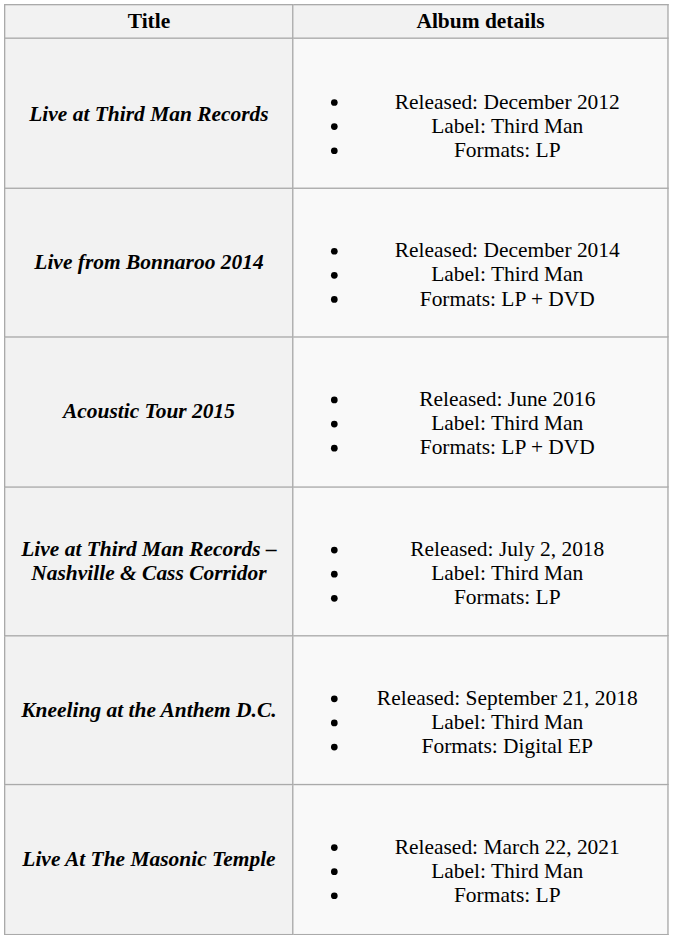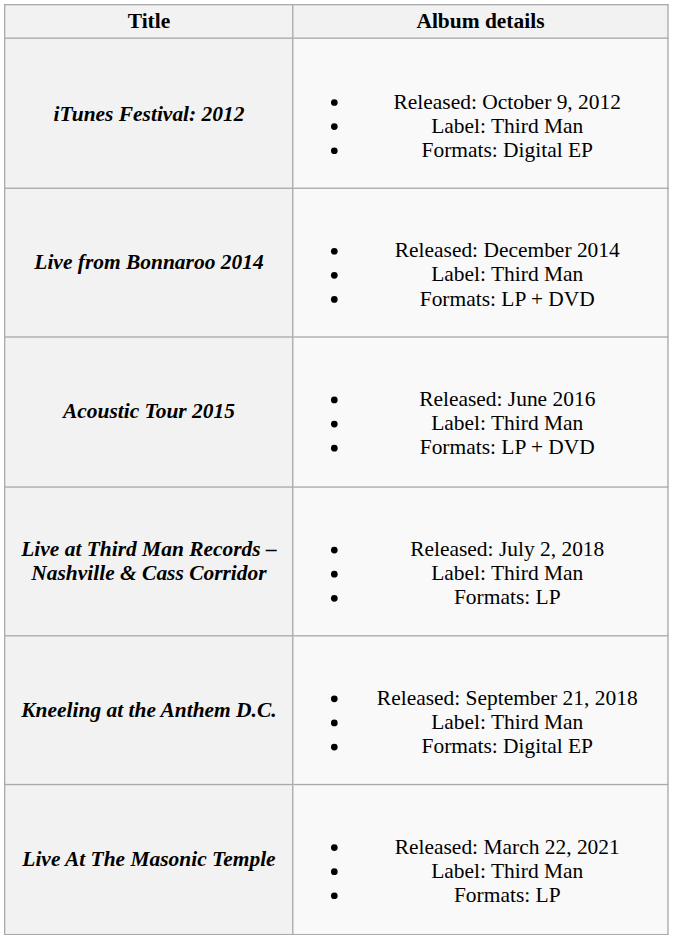+ row: (149, 113)
- row: (149, 113)
